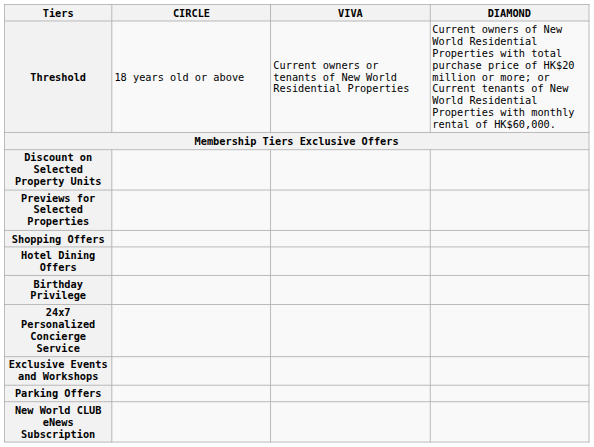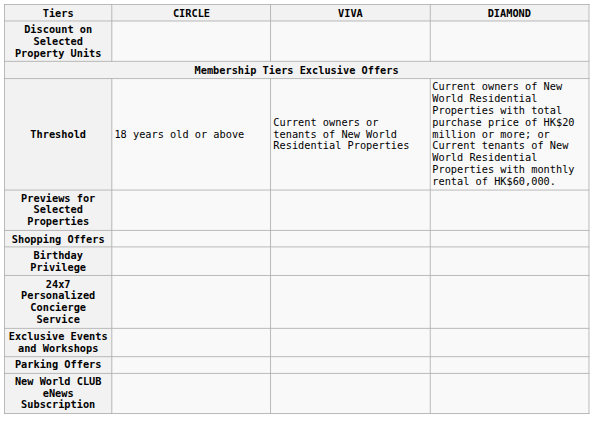rows swapped: (58, 77) <-> (58, 170)
- row: (58, 261)
